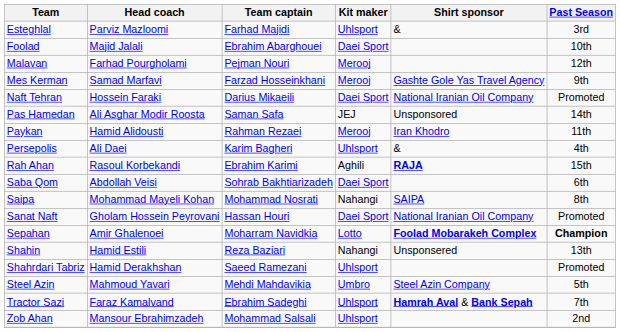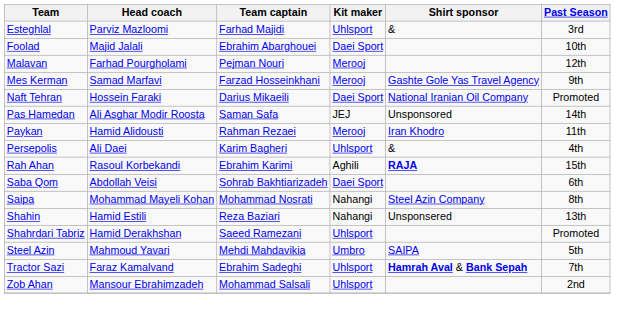(409, 200) SAIPA -> (436, 200) Steel Azin Company
- row: (32, 217)
- row: (28, 234)
(442, 285) Steel Azin Company -> (403, 251) SAIPA
